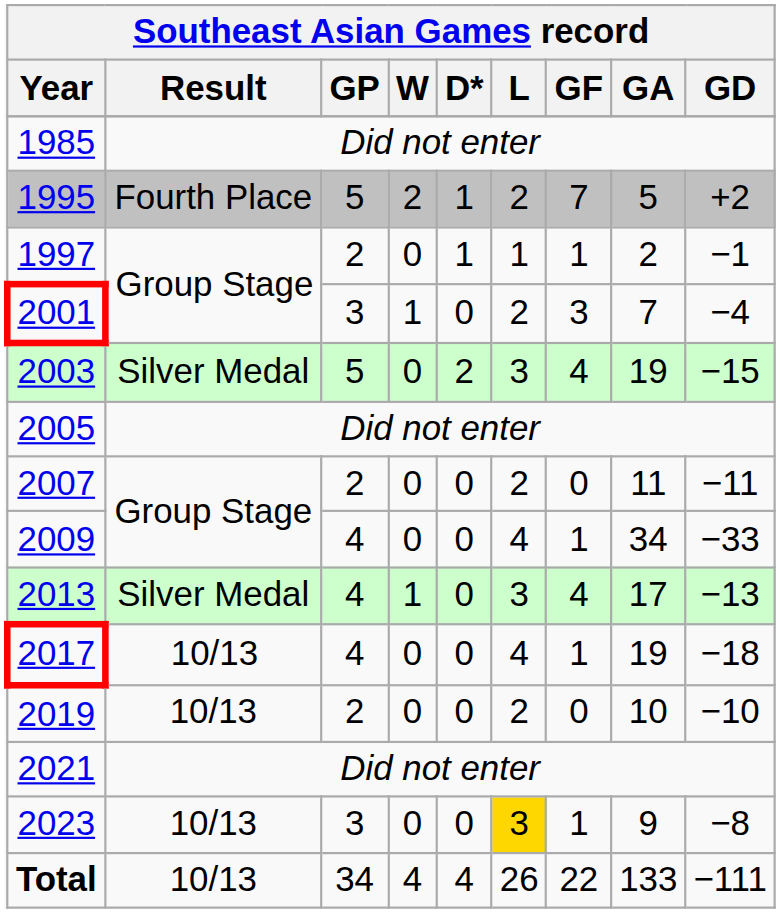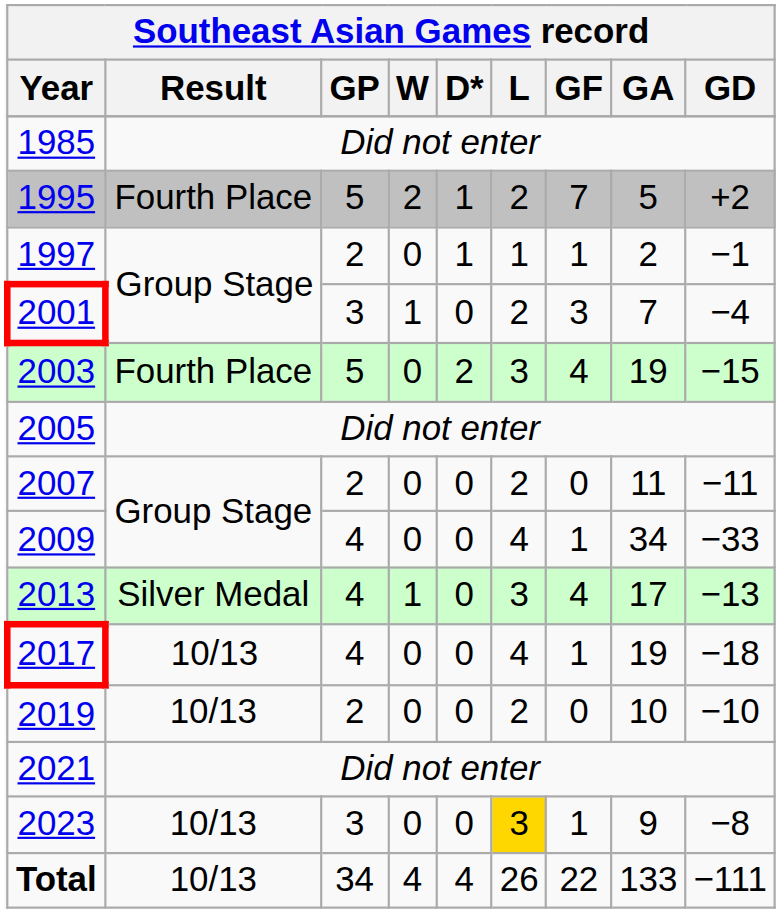(213, 371) Silver Medal -> (213, 371) Fourth Place
